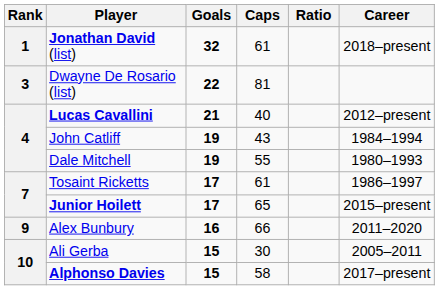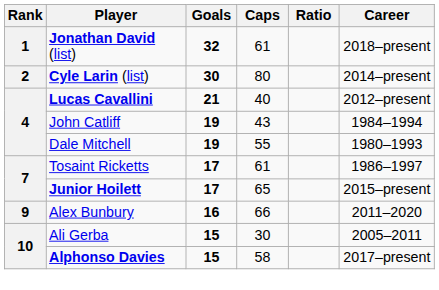+ row: (99, 76)
- row: (112, 84)
